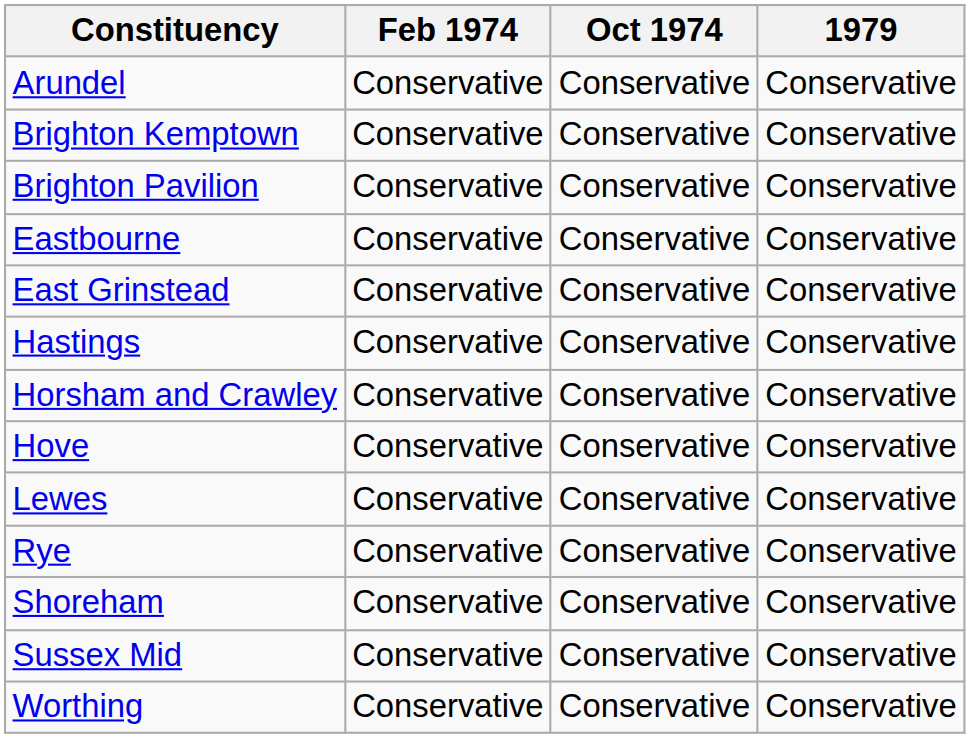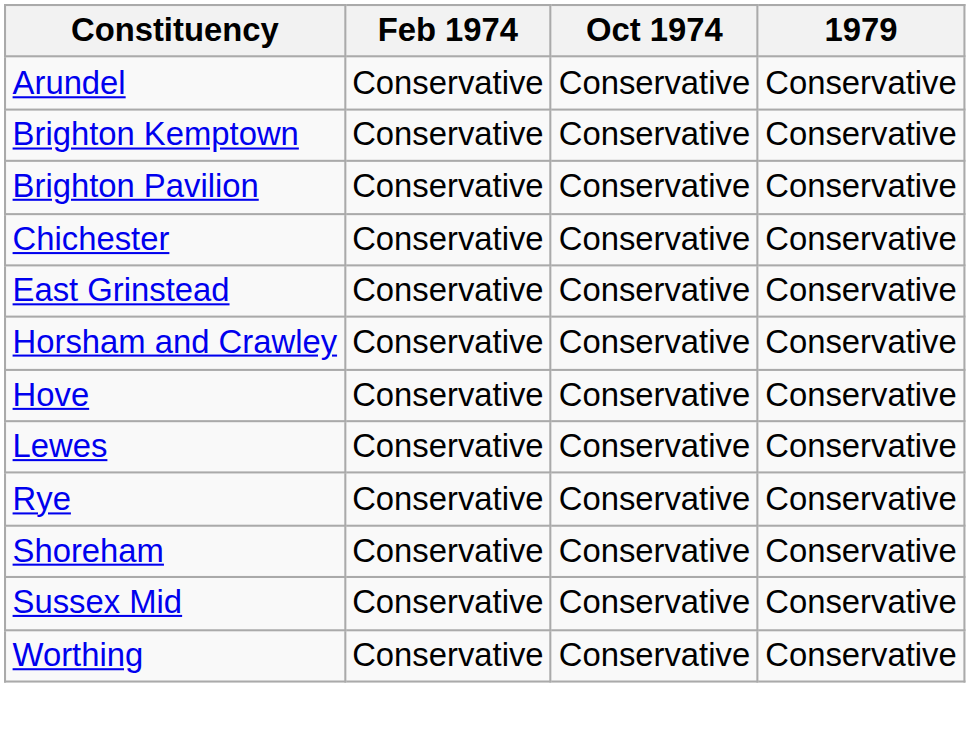+ row: (91, 238)
- row: (96, 238)
- row: (76, 342)
